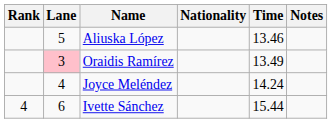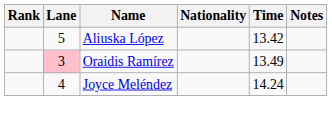(268, 38) 13.46 -> (268, 38) 13.42
- row: (123, 107)
